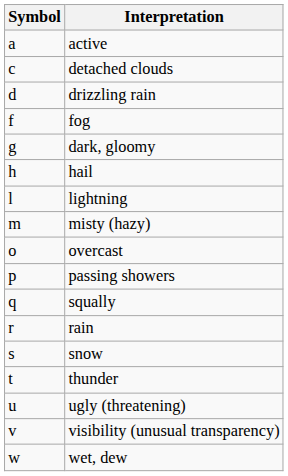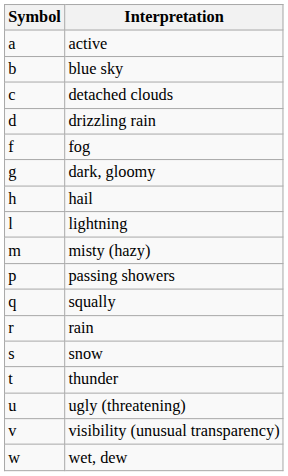+ row: (96, 69)
- row: (96, 250)
